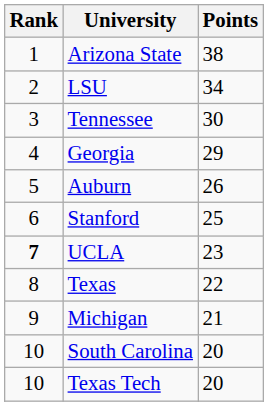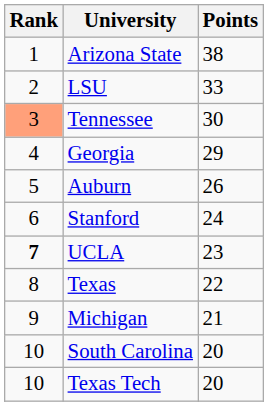(213, 86) 34 -> (213, 86) 33
(34, 119) no background -> (34, 119) lightsalmon background
(213, 218) 25 -> (213, 218) 24
